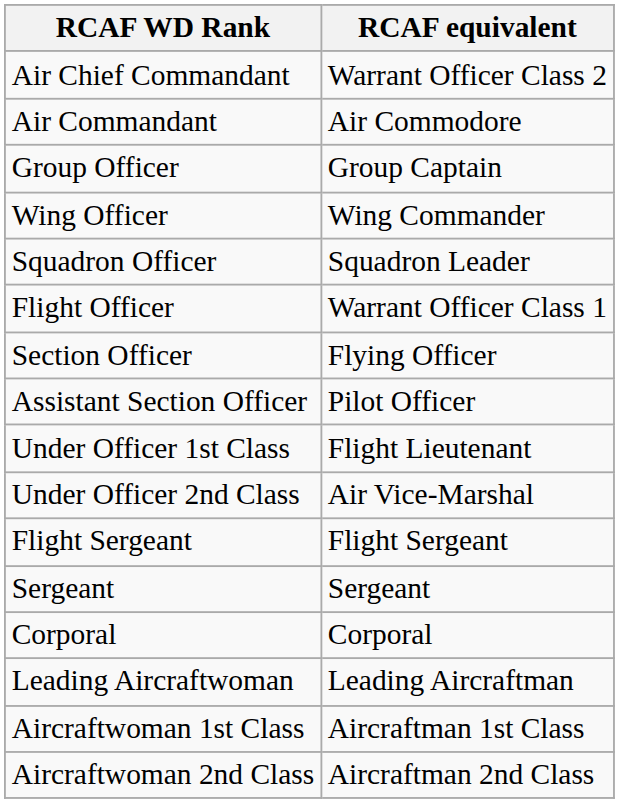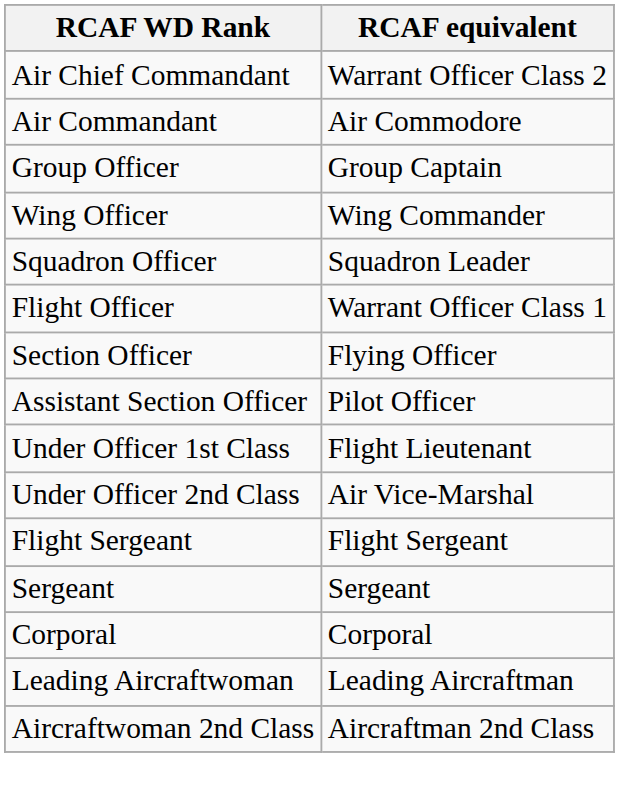- row: (158, 728)
